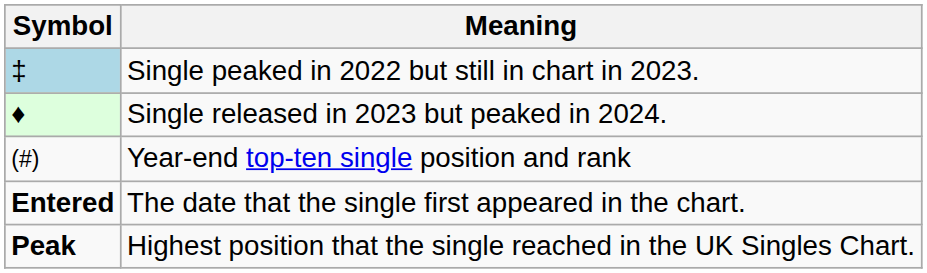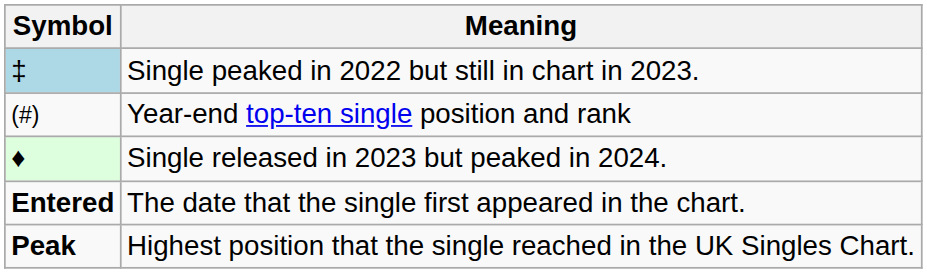rows swapped: (397, 114) <-> (379, 158)
